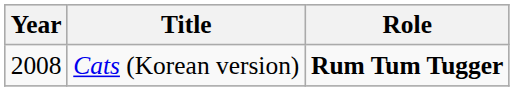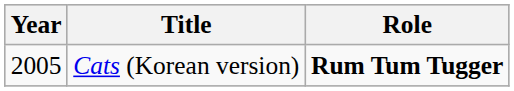(36, 65) 2008 -> (36, 65) 2005
